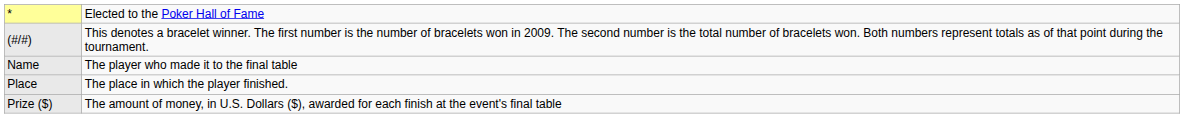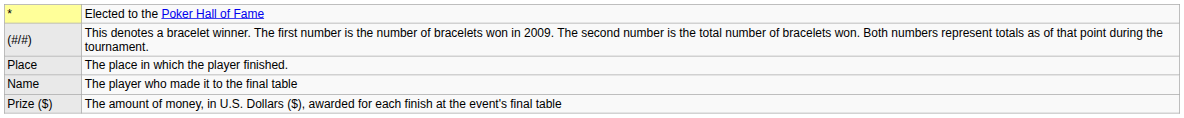rows swapped: (22, 84) <-> (23, 65)
